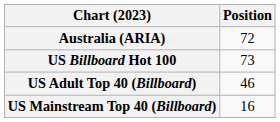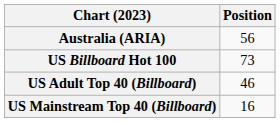(247, 38) 72 -> (247, 38) 56
